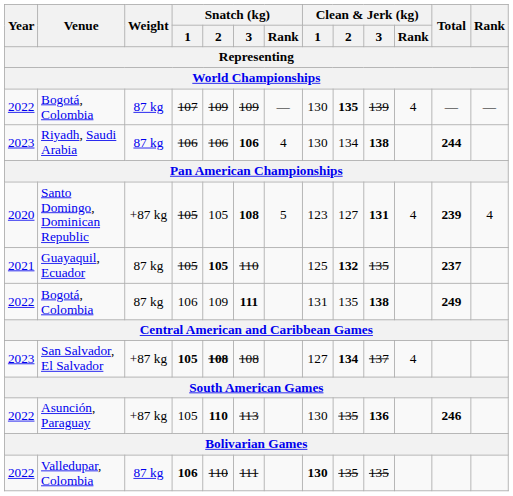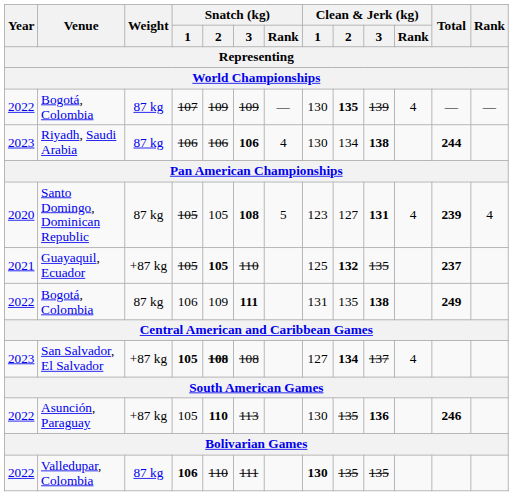(148, 214) +87 kg -> (148, 214) 87 kg
(148, 265) 87 kg -> (148, 265) +87 kg
